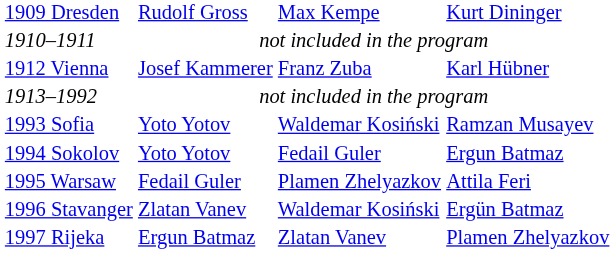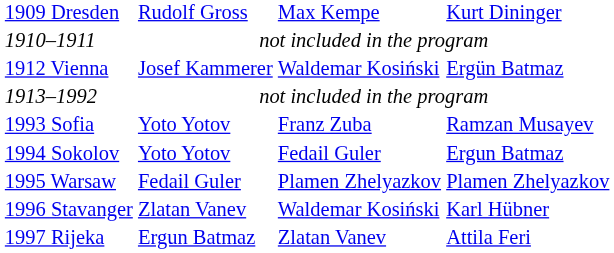(325, 68) Franz Zuba -> (359, 68) Waldemar Kosiński
(498, 68) Karl Hübner -> (505, 68) Ergün Batmaz
(359, 124) Waldemar Kosiński -> (325, 124) Franz Zuba
(489, 181) Attila Feri -> (528, 181) Plamen Zhelyazkov
(505, 209) Ergün Batmaz -> (498, 209) Karl Hübner
(528, 237) Plamen Zhelyazkov -> (489, 237) Attila Feri
